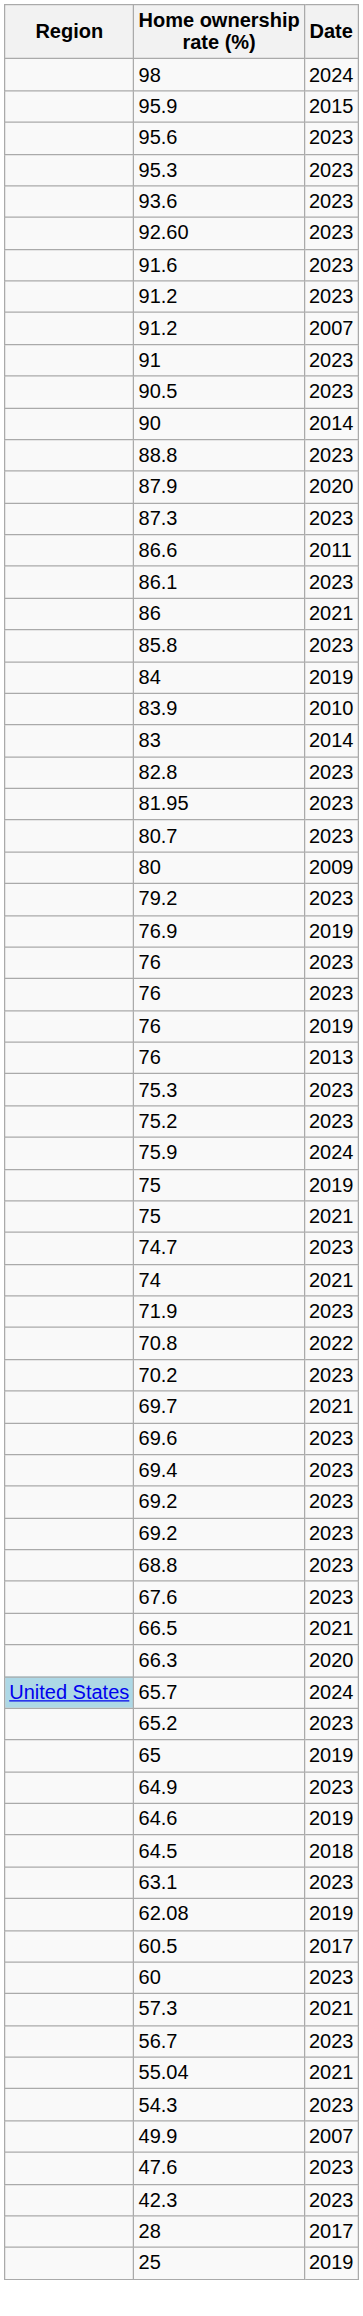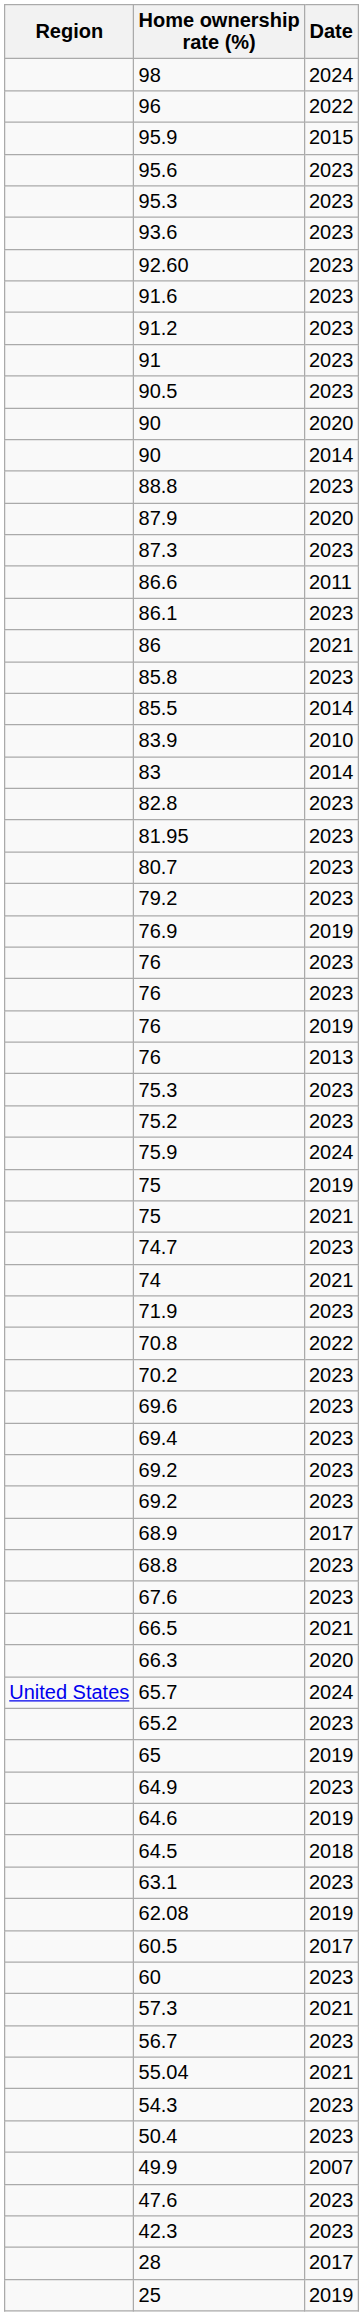+ row: (150, 106)
- row: (158, 328)
+ row: (150, 423)
+ row: (158, 708)
- row: (150, 677)
- row: (150, 867)
- row: (158, 1406)
+ row: (158, 1533)
(69, 1692) lightblue background -> (69, 1692) no background
+ row: (158, 2136)
